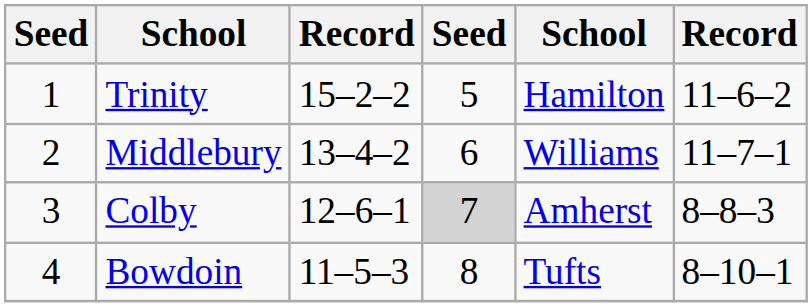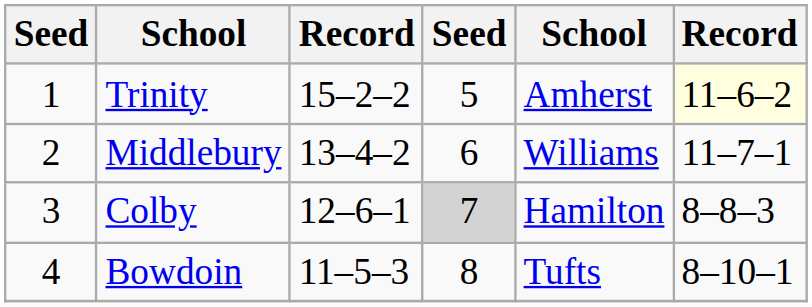(594, 93) Hamilton -> (588, 93) Amherst
(737, 93) no background -> (737, 93) lightyellow background
(588, 211) Amherst -> (594, 211) Hamilton
